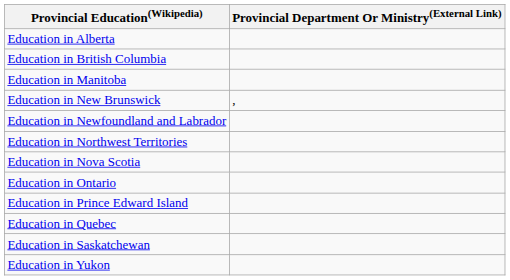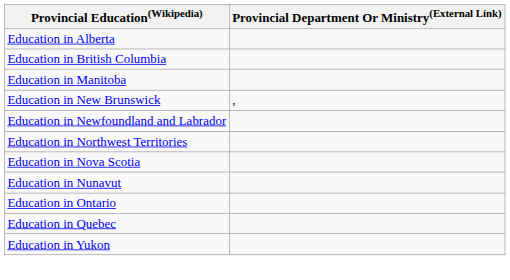+ row: (64, 182)
- row: (98, 203)
- row: (79, 244)
